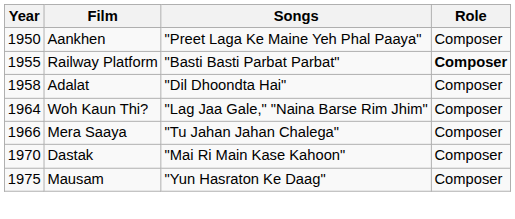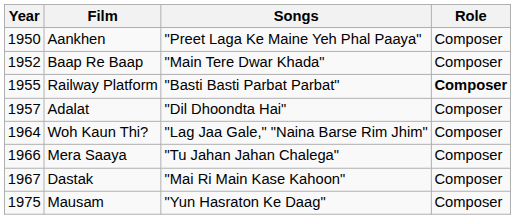+ row: (95, 62)
(24, 86) 1958 -> (24, 109) 1957
(24, 156) 1970 -> (24, 179) 1967
